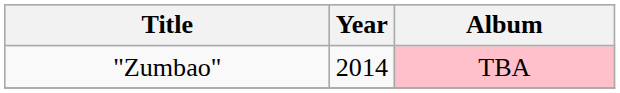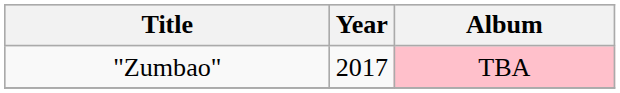(362, 66) 2014 -> (362, 66) 2017
